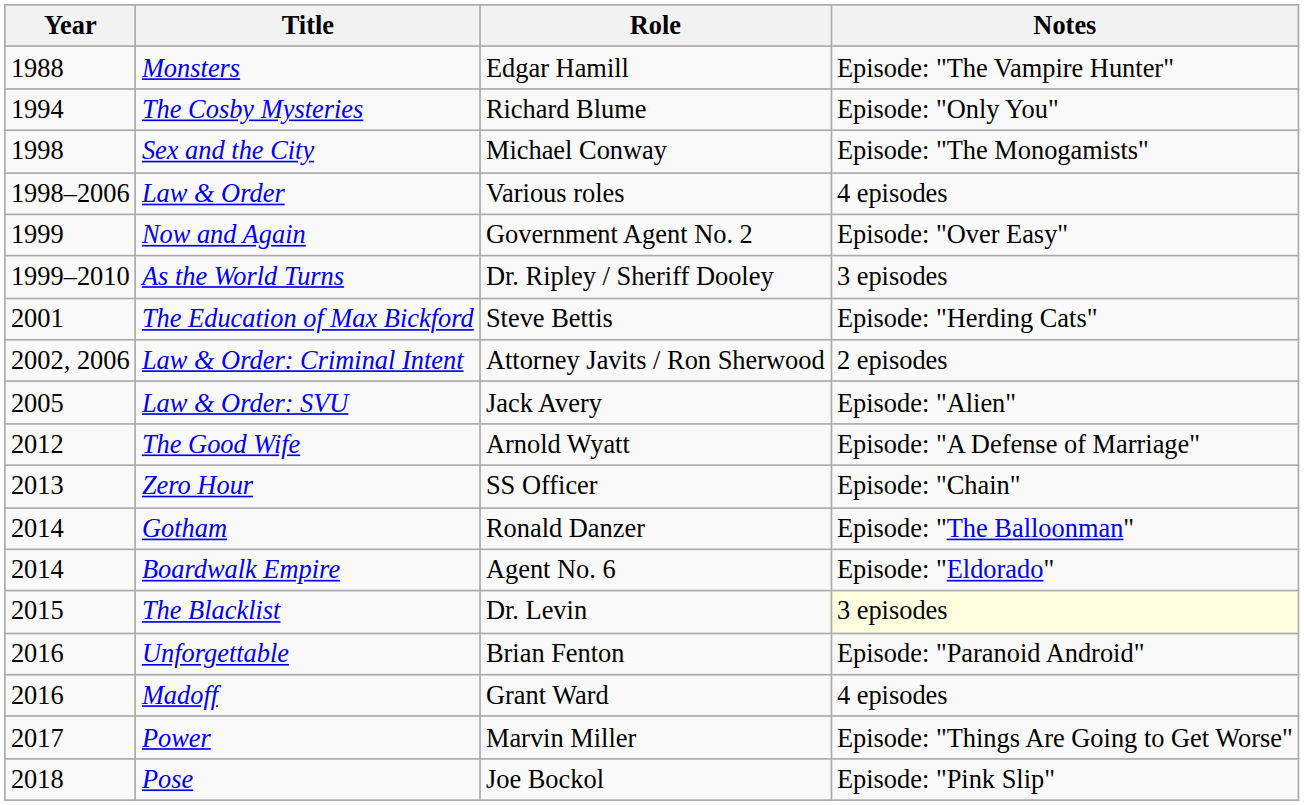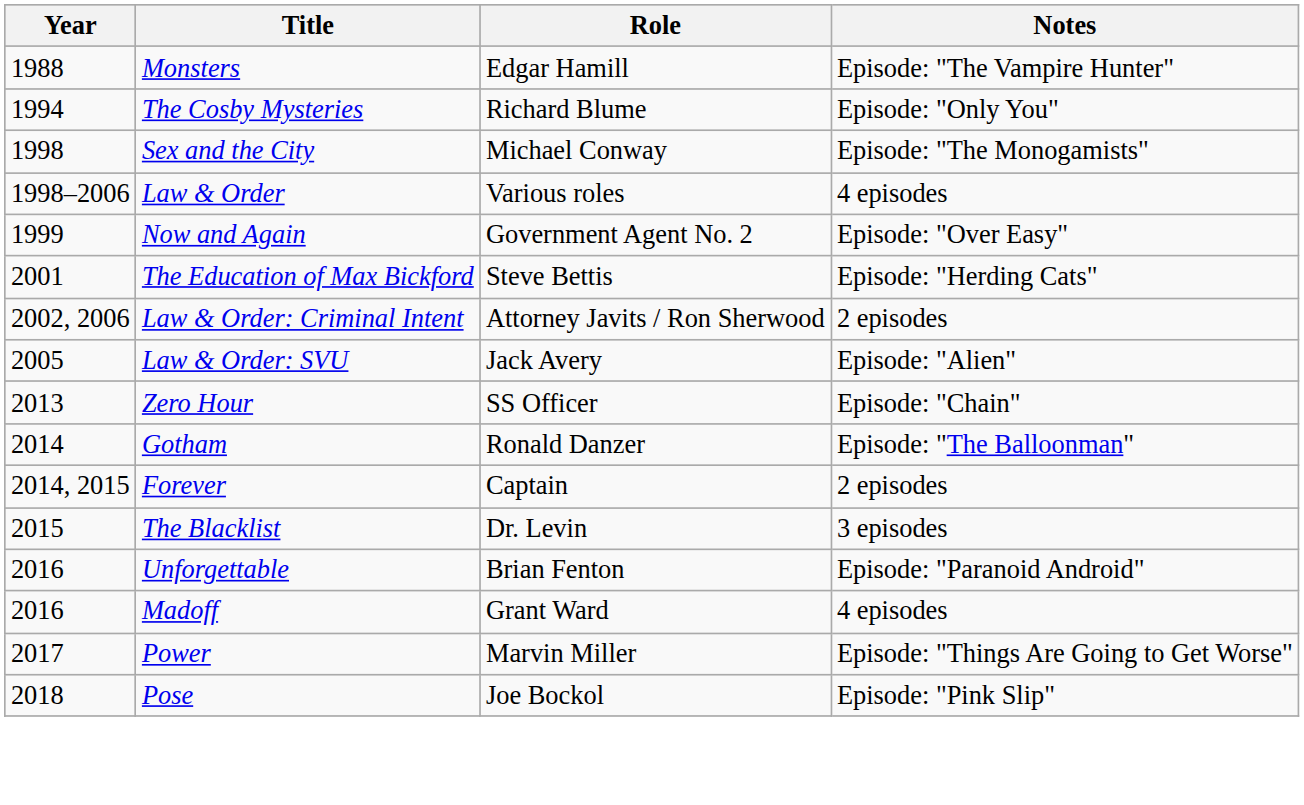- row: (243, 276)
- row: (221, 444)
- row: (241, 569)
+ row: (184, 485)
(892, 611) lightyellow background -> (892, 527) no background
